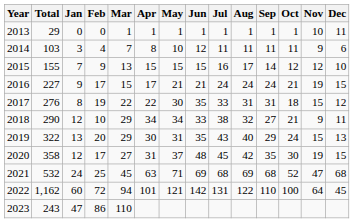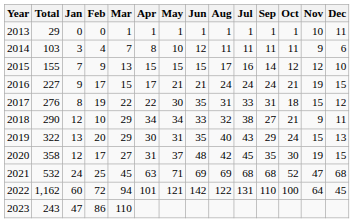columns swapped: (220, 13) <-> (244, 13)
